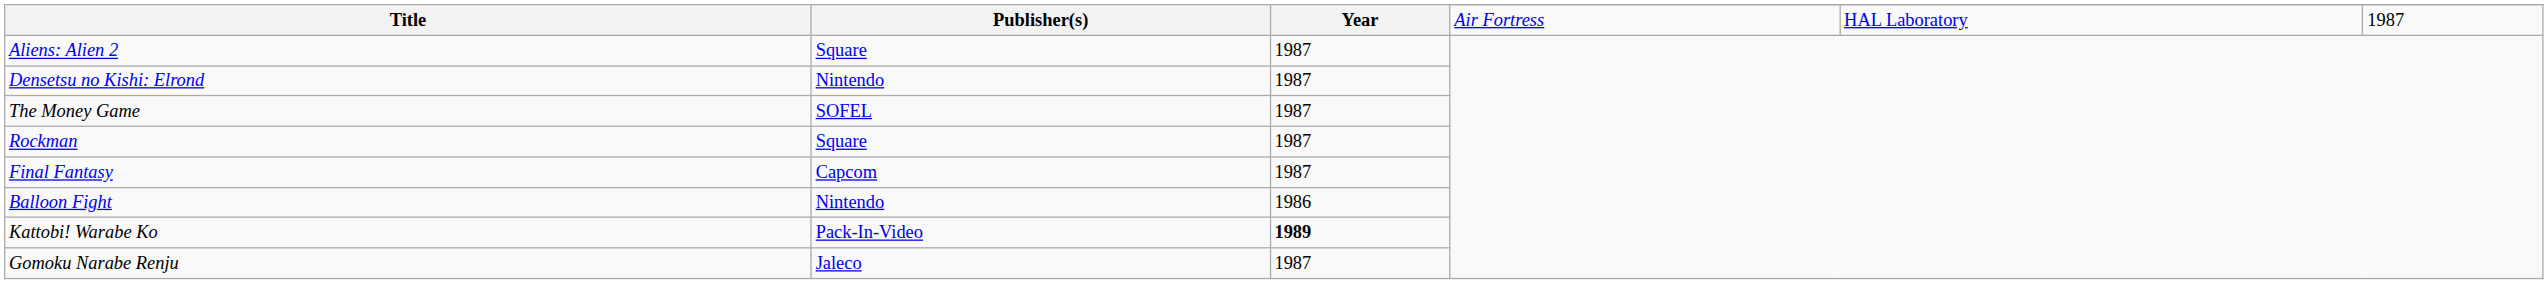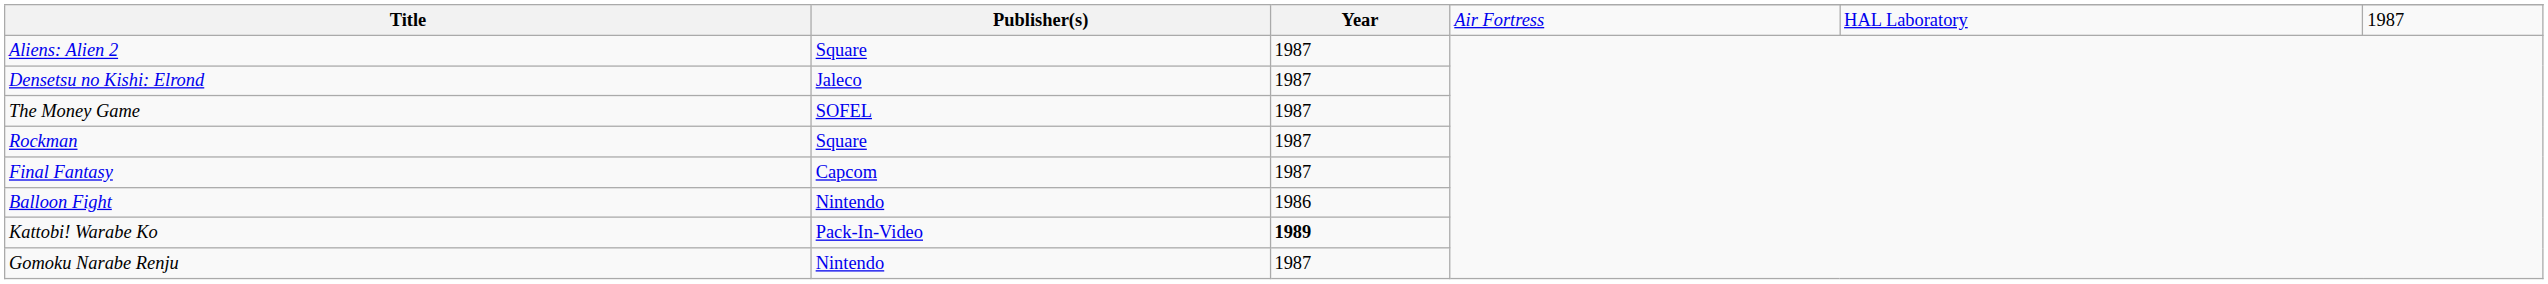(850, 80) Nintendo -> (839, 80) Jaleco
(839, 263) Jaleco -> (850, 263) Nintendo
